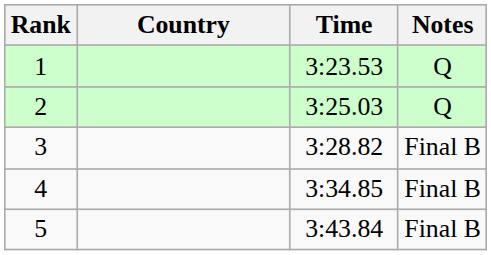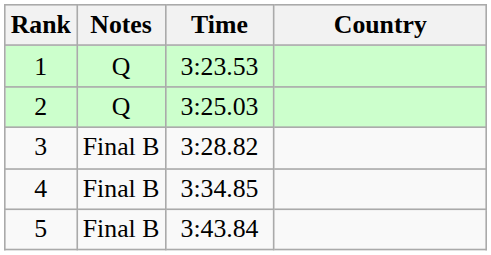columns swapped: (183, 24) <-> (443, 24)
